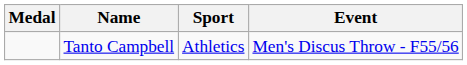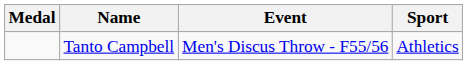columns swapped: (213, 18) <-> (356, 18)
